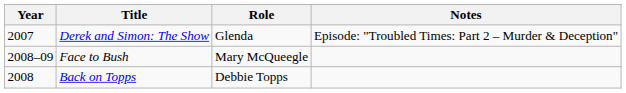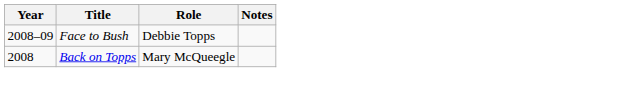- row: (134, 35)
(262, 56) Mary McQueegle -> (179, 35) Debbie Topps
(252, 77) Debbie Topps -> (189, 56) Mary McQueegle
